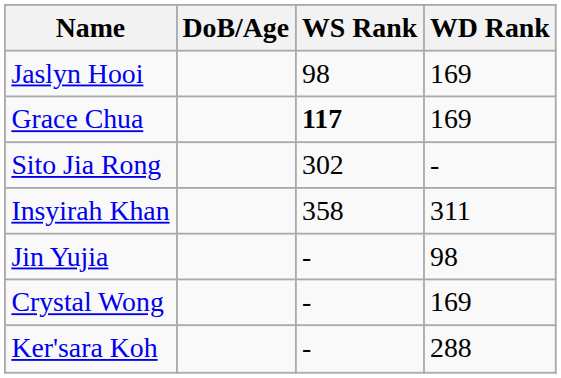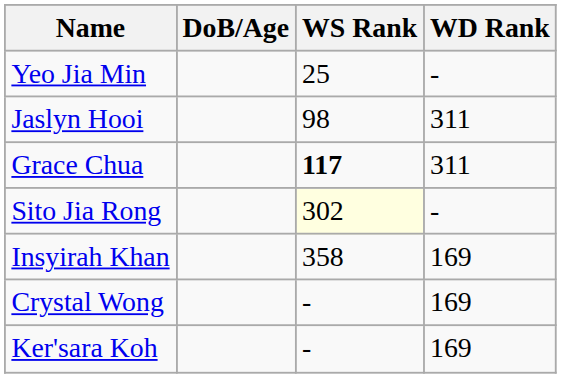+ row: (79, 73)
(451, 73) 169 -> (450, 119) 311
(451, 119) 169 -> (450, 165) 311
(323, 165) no background -> (323, 211) lightyellow background
(450, 211) 311 -> (451, 256) 169
- row: (60, 256)
(451, 348) 288 -> (451, 348) 169
